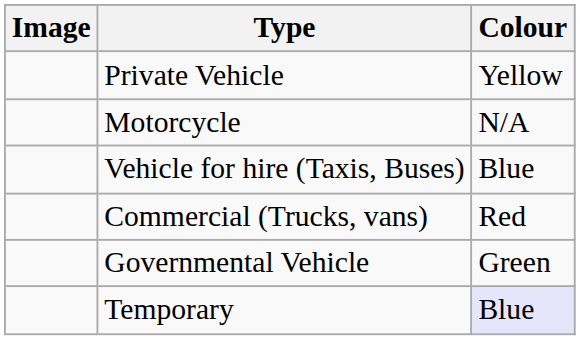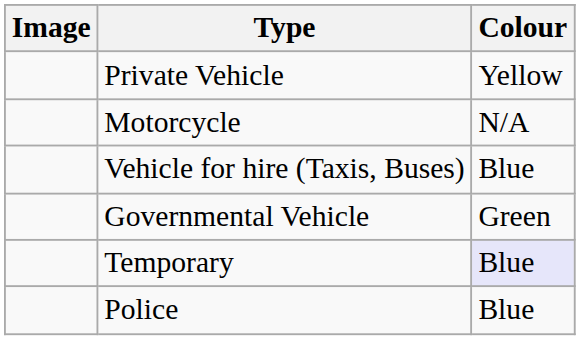- row: (266, 215)
+ row: (141, 309)
